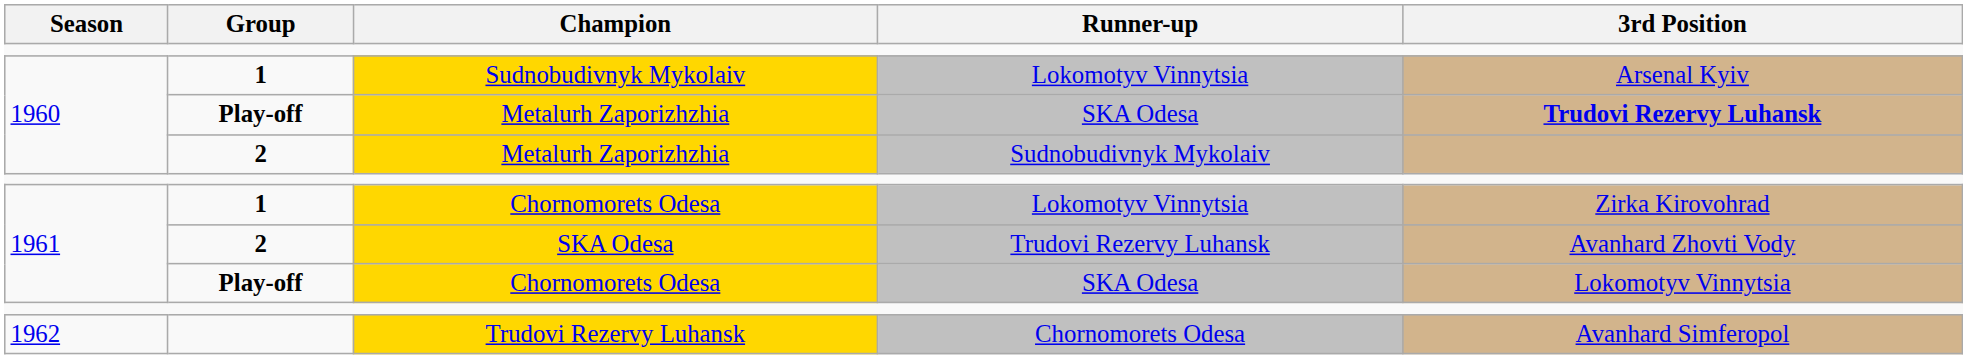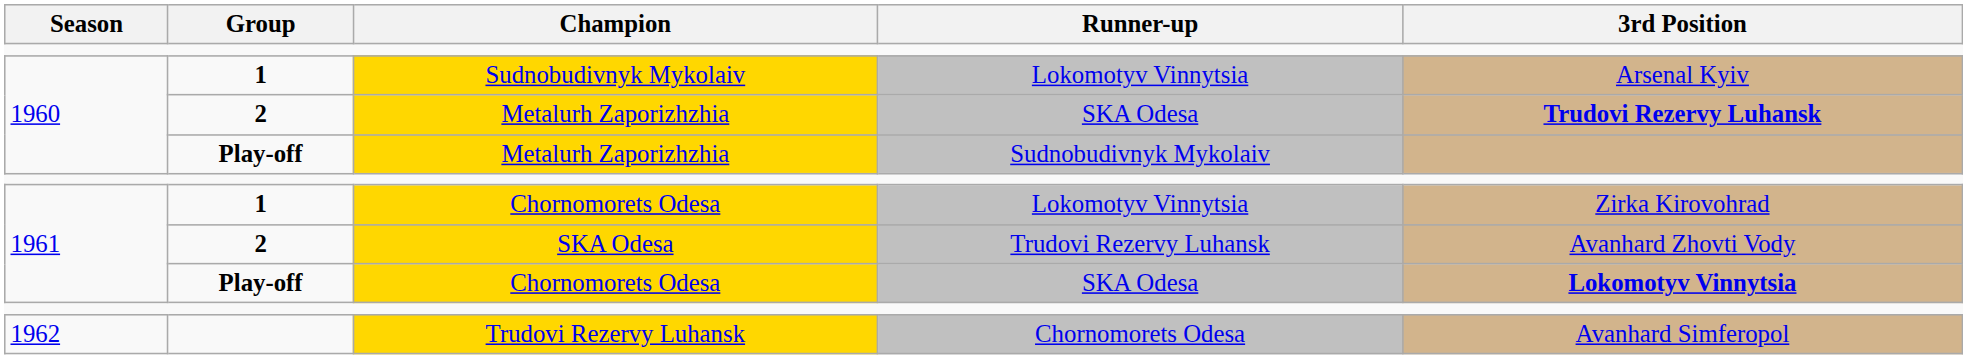(261, 114) Play-off -> (261, 114) 2
(261, 153) 2 -> (261, 153) Play-off
(1682, 283) normal -> (1682, 283) bold
